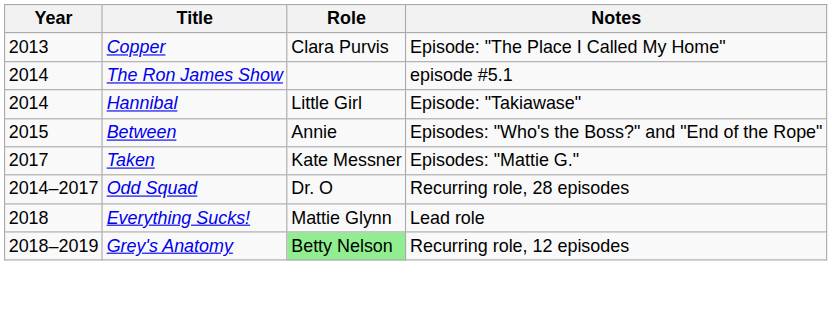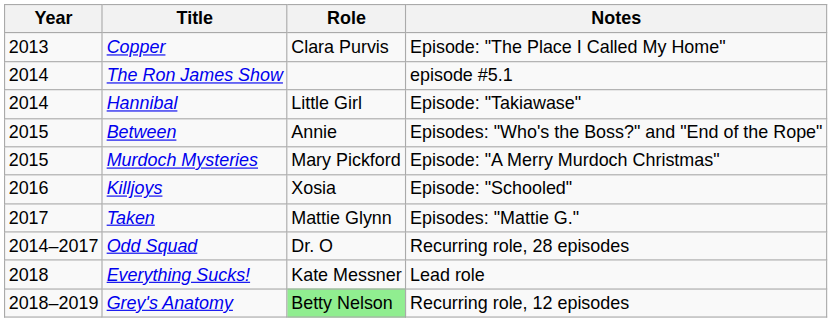+ row: (182, 160)
+ row: (135, 189)
(346, 160) Kate Messner -> (342, 217) Mattie Glynn
(342, 217) Mattie Glynn -> (346, 274) Kate Messner
